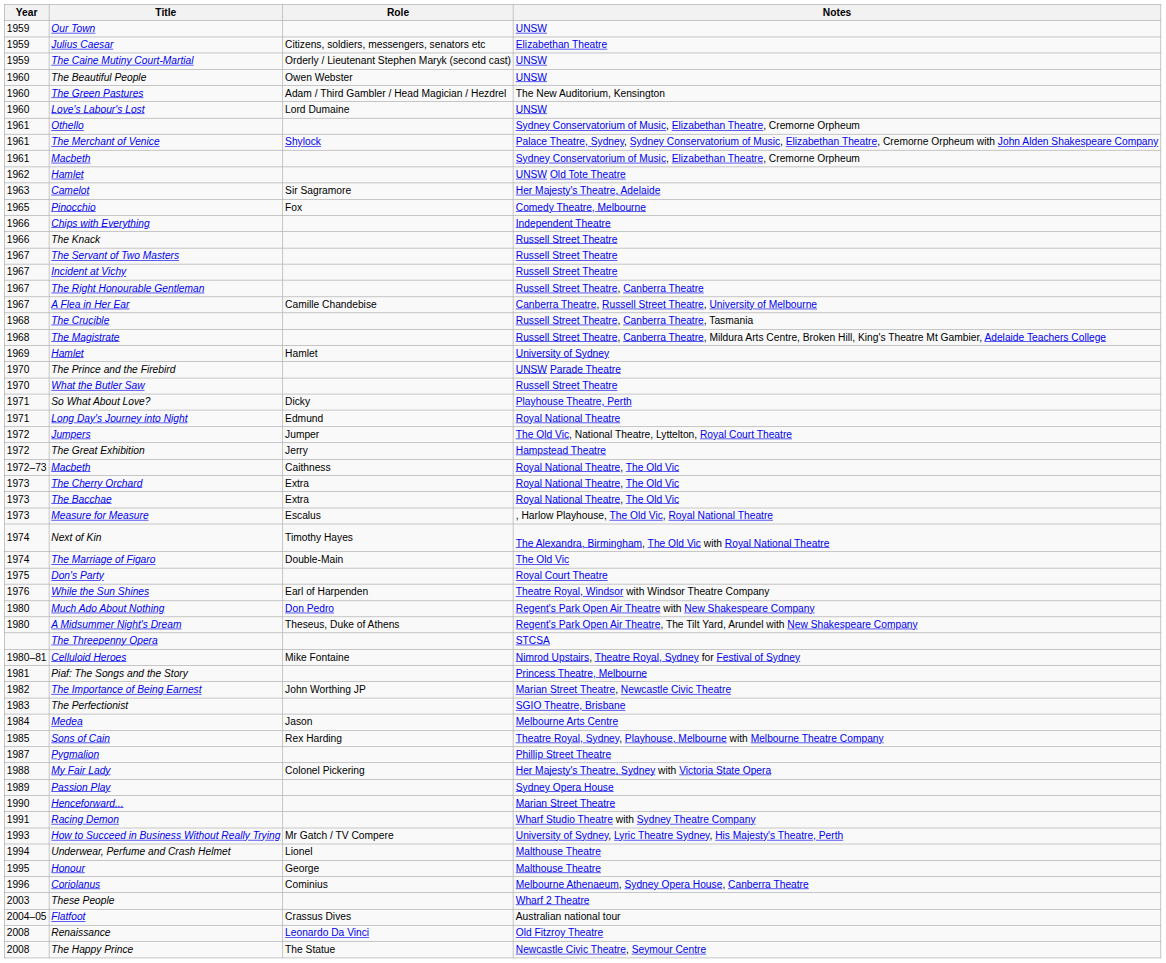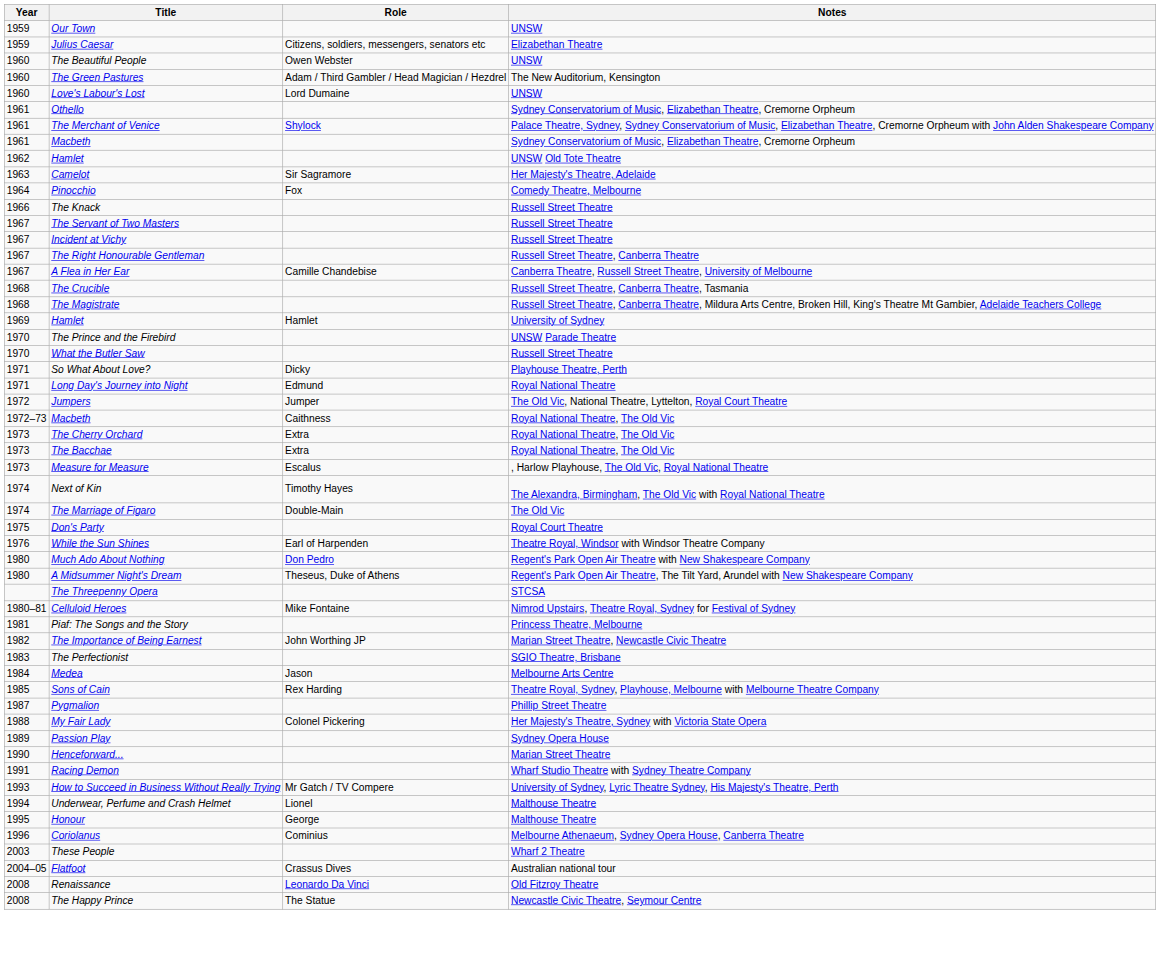- row: (122, 61)
(18, 207) 1965 -> (18, 191) 1964
- row: (100, 223)
- row: (98, 451)
